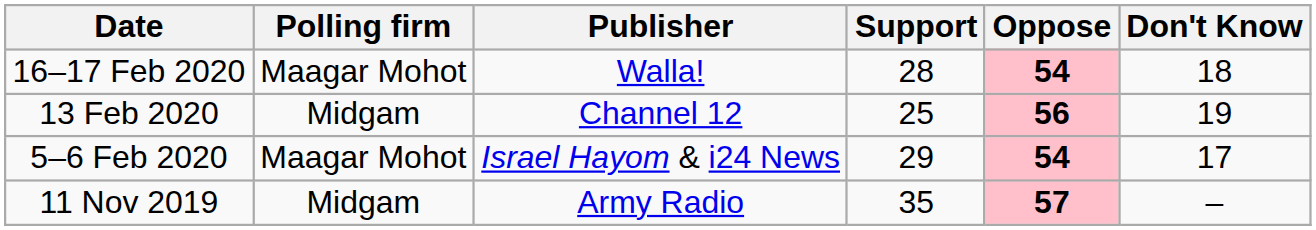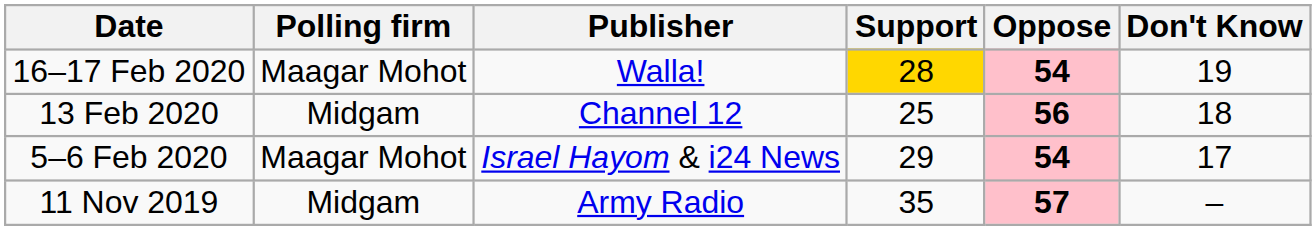(916, 70) no background -> (916, 70) gold background
(1214, 70) 18 -> (1214, 70) 19
(1214, 114) 19 -> (1214, 114) 18
